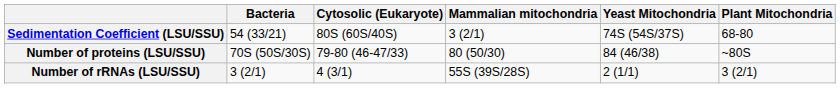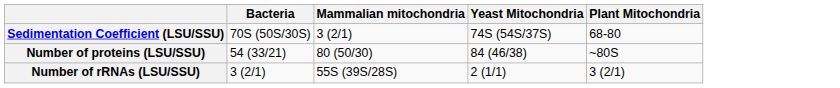- column: (380, 14)
(258, 33) 54 (33/21) -> (270, 33) 70S (50S/30S)
(270, 53) 70S (50S/30S) -> (258, 53) 54 (33/21)
